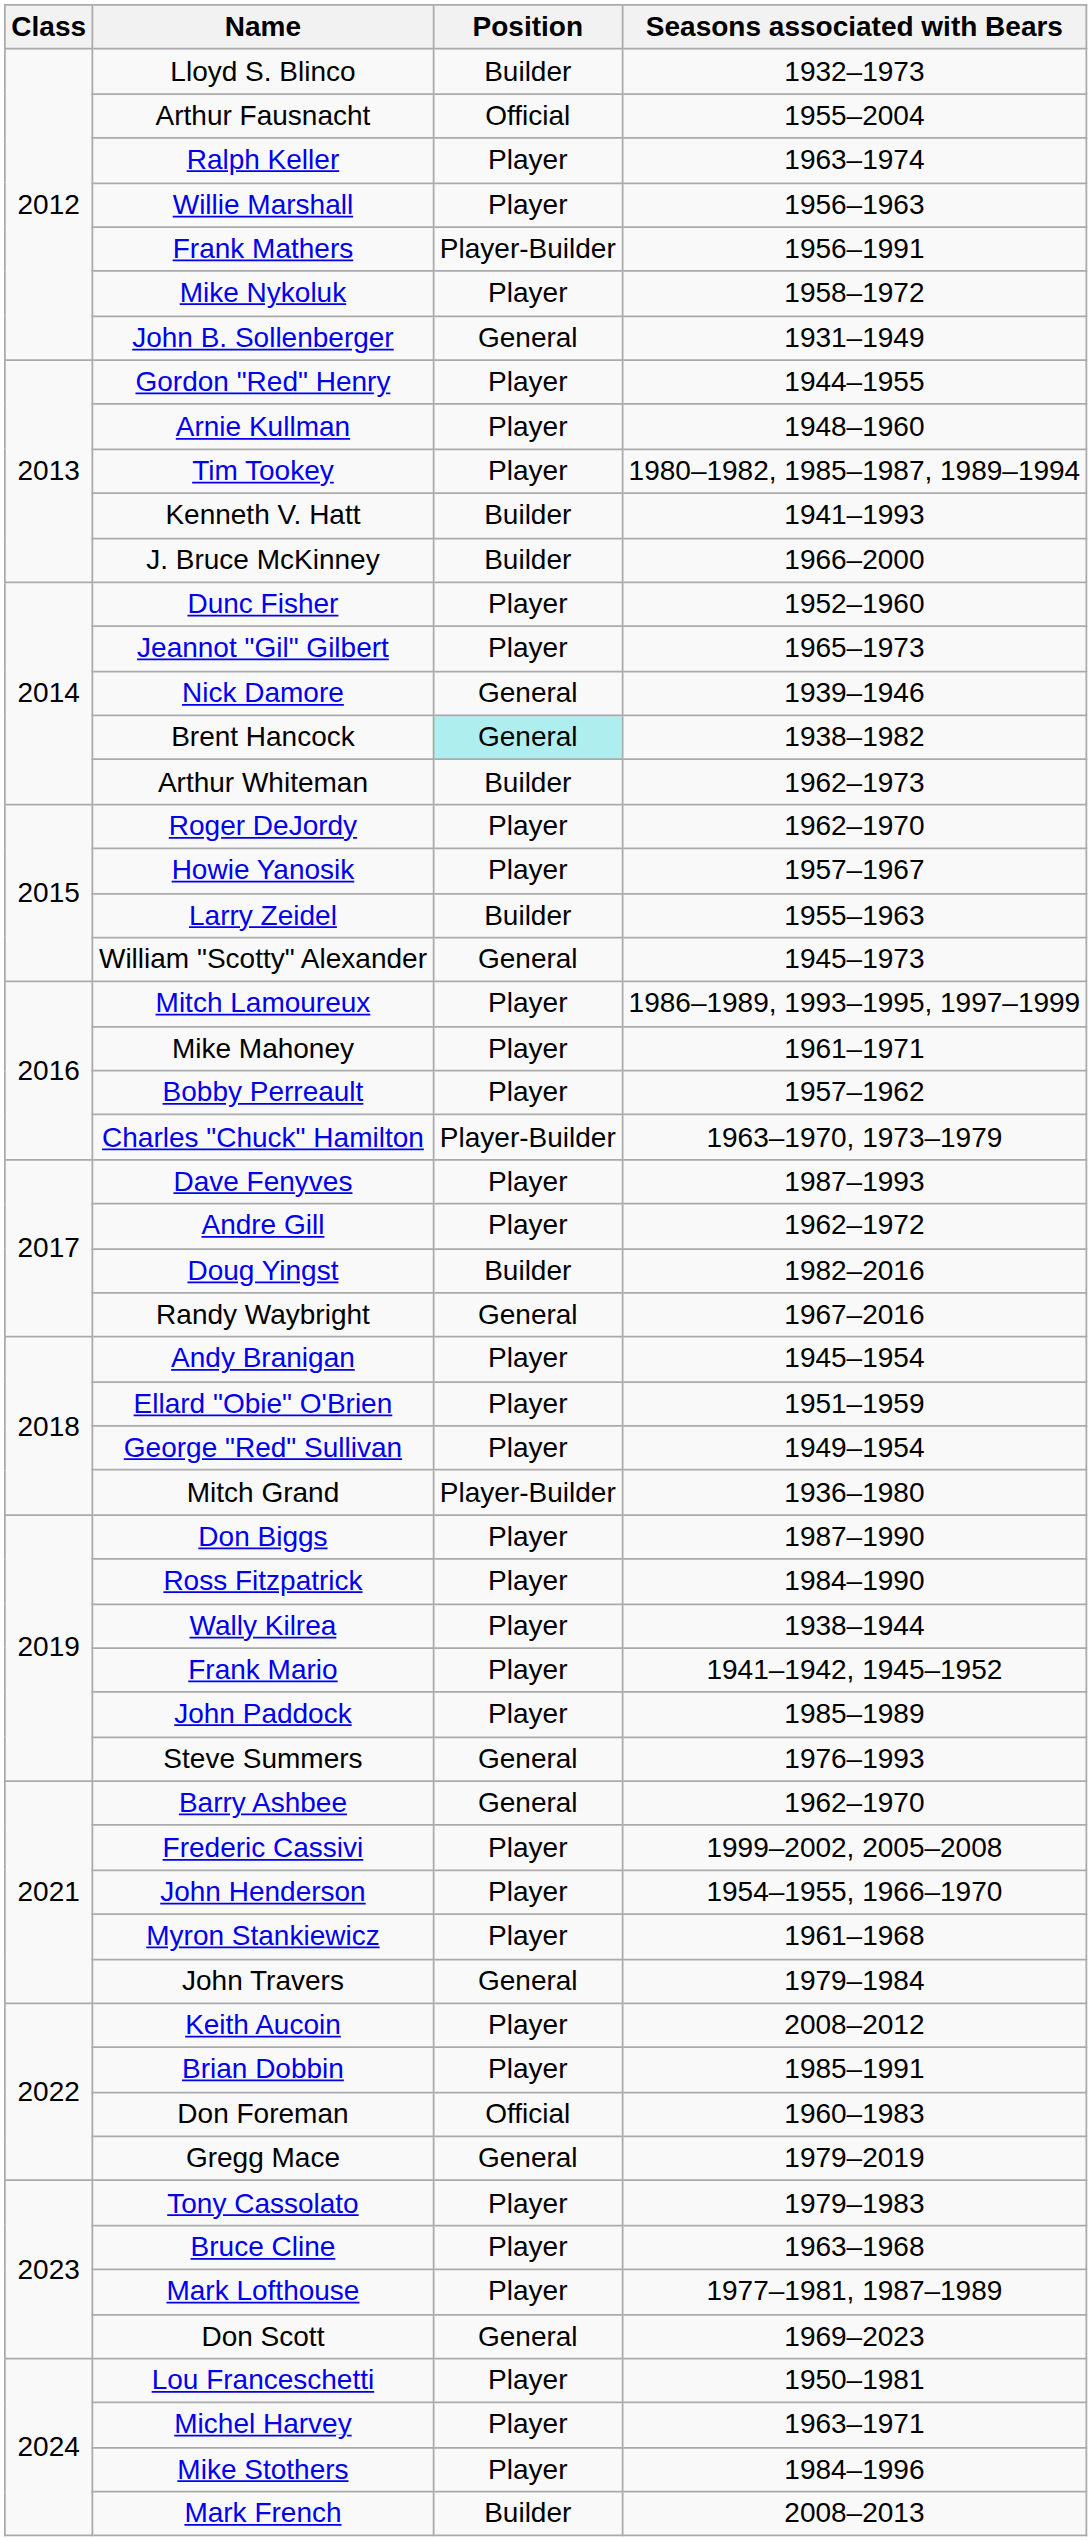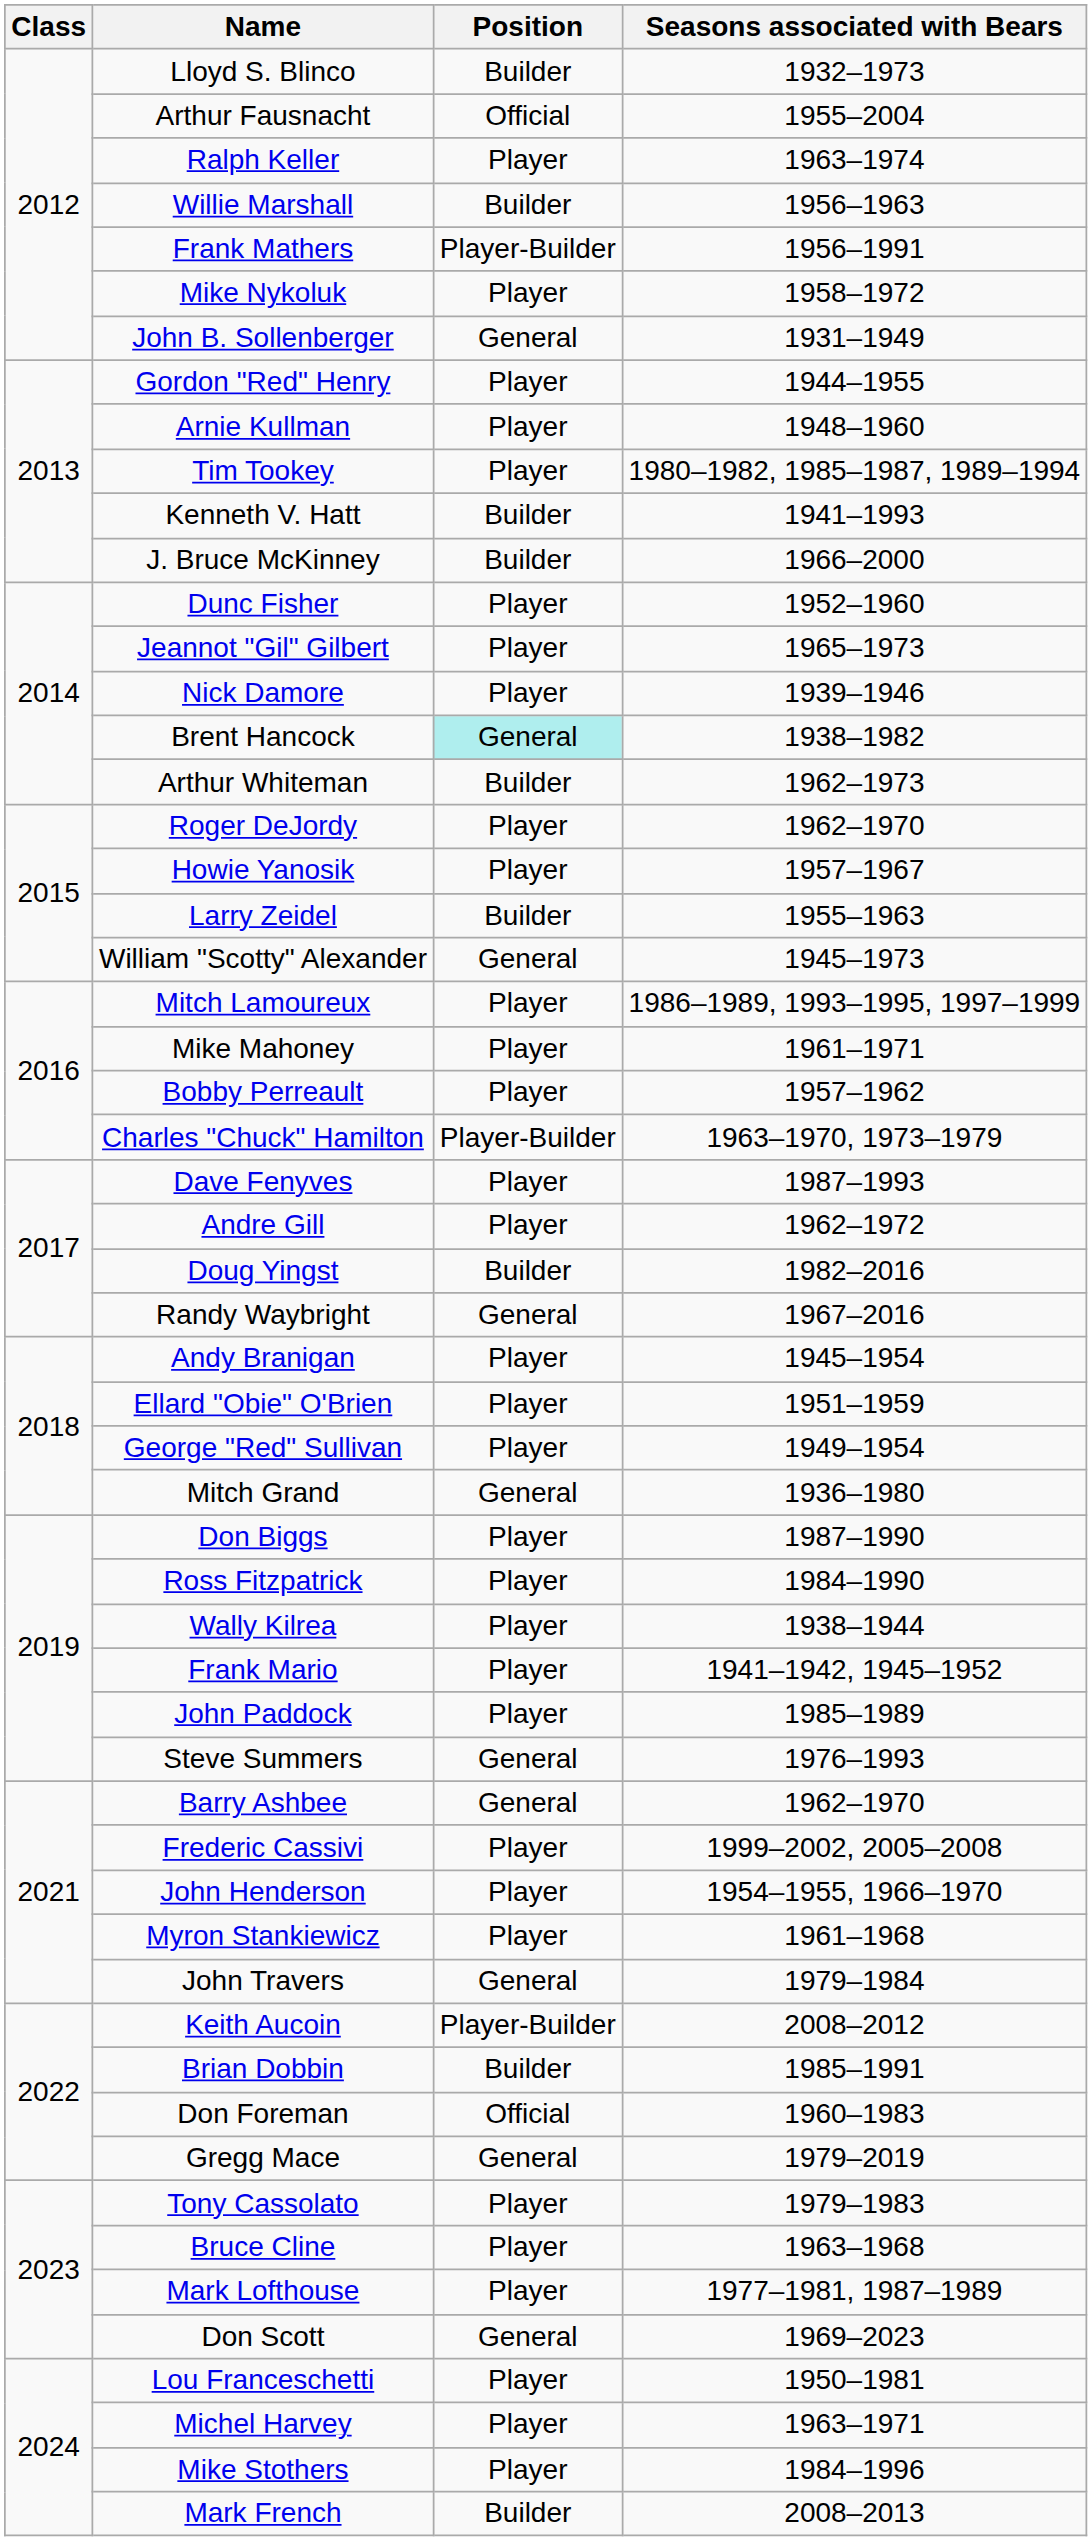(528, 204) Player -> (528, 204) Builder
(528, 692) General -> (528, 692) Player
(528, 1492) Player-Builder -> (528, 1492) General
(528, 2024) Player -> (528, 2024) Player-Builder
(528, 2069) Player -> (528, 2069) Builder
